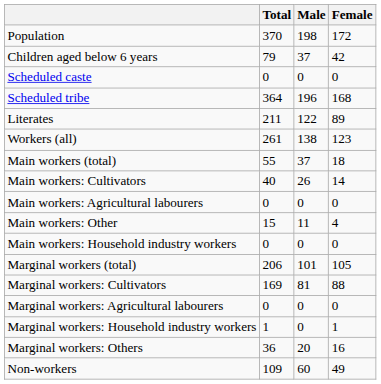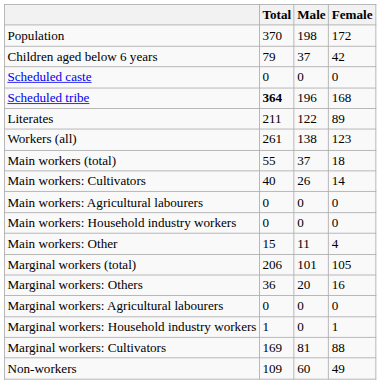(272, 98) normal -> (272, 98) bold
rows swapped: (122, 243) <-> (62, 222)
rows swapped: (87, 285) <-> (75, 347)
